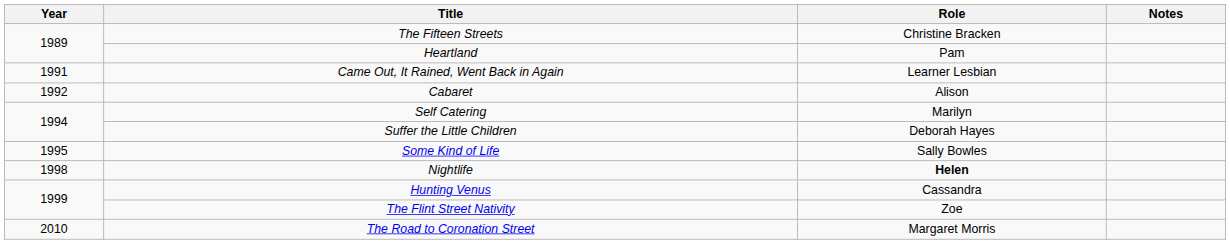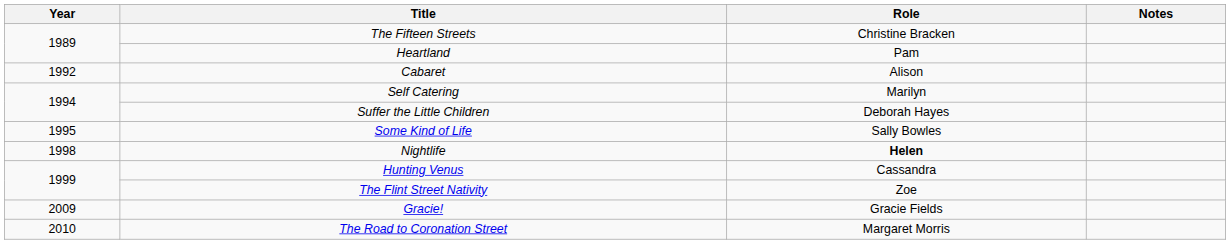- row: (451, 72)
+ row: (423, 209)
